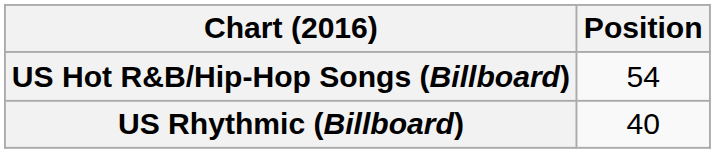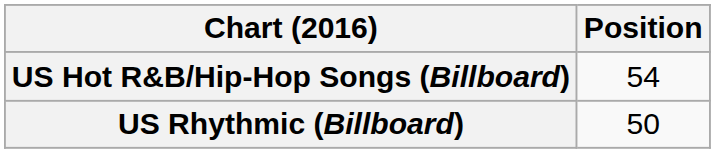(643, 123) 40 -> (643, 123) 50
